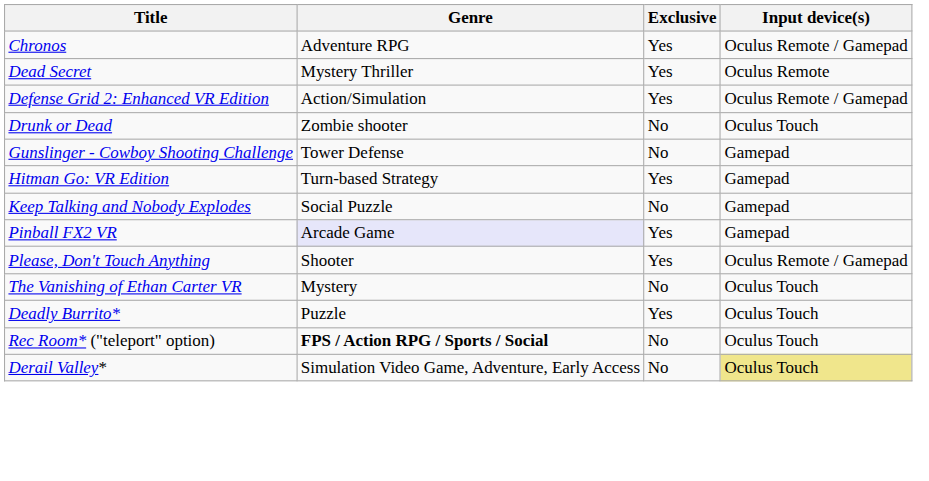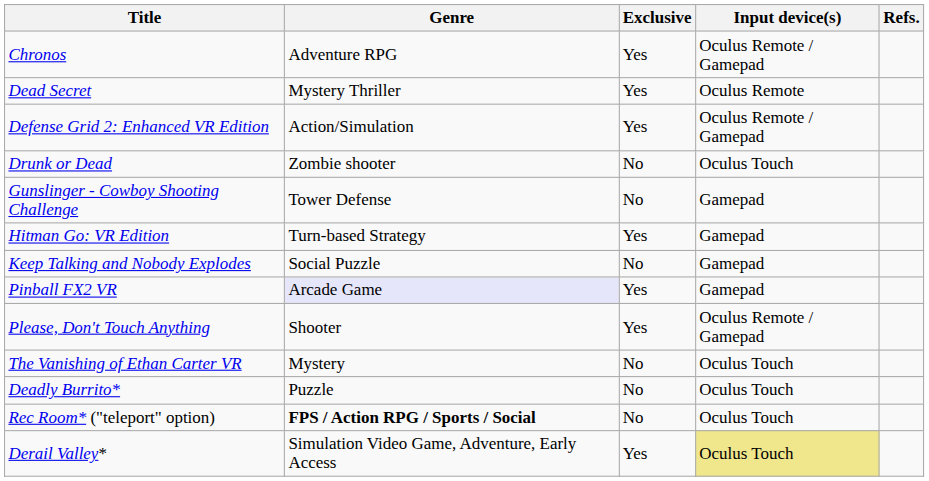+ column: (901, 17)
(660, 313) Yes -> (633, 390) No
(658, 367) No -> (635, 453) Yes
